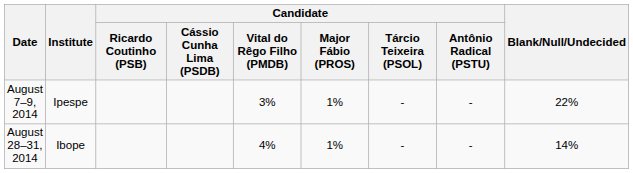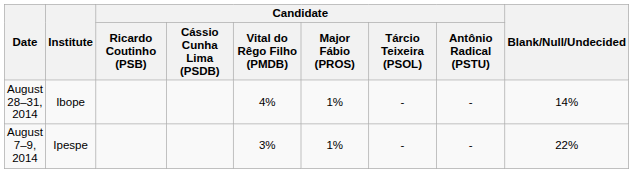rows swapped: (25, 146) <-> (25, 102)
